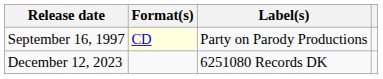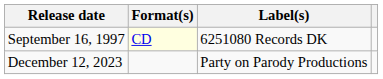(284, 39) Party on Parody Productions -> (264, 39) 6251080 Records DK
(264, 62) 6251080 Records DK -> (284, 62) Party on Parody Productions
